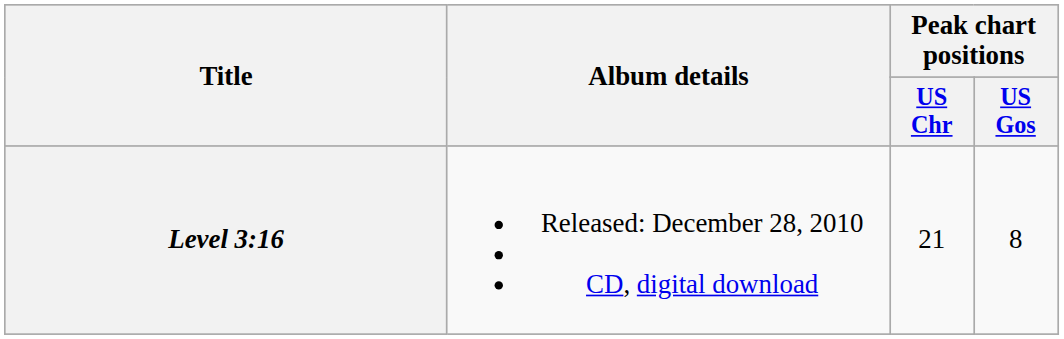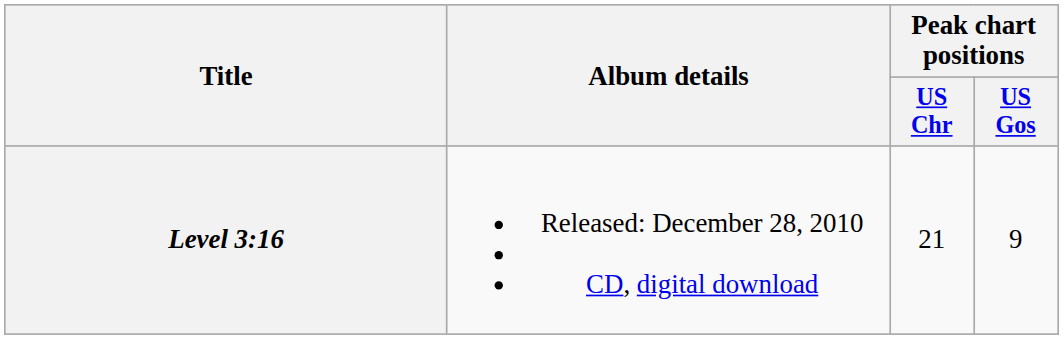(1016, 239) 8 -> (1016, 239) 9
